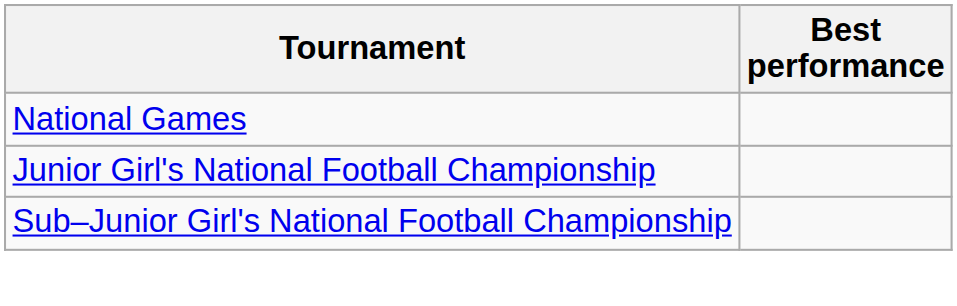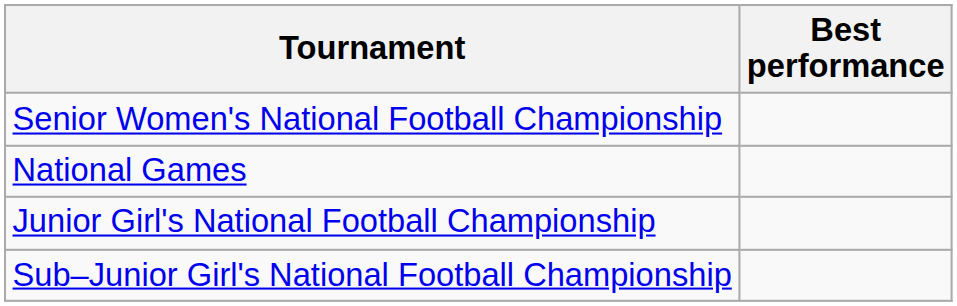+ row: (367, 118)
